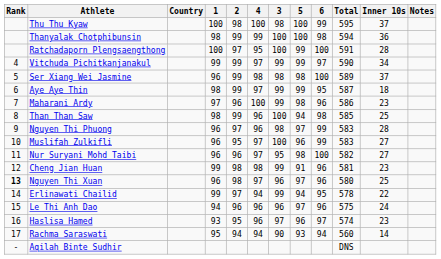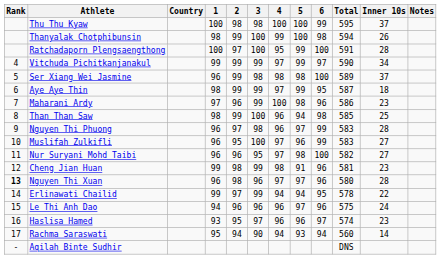columns swapped: (279, 11) <-> (258, 11)
(384, 37) 36 -> (384, 37) 26
(384, 182) 25 -> (384, 182) 28
